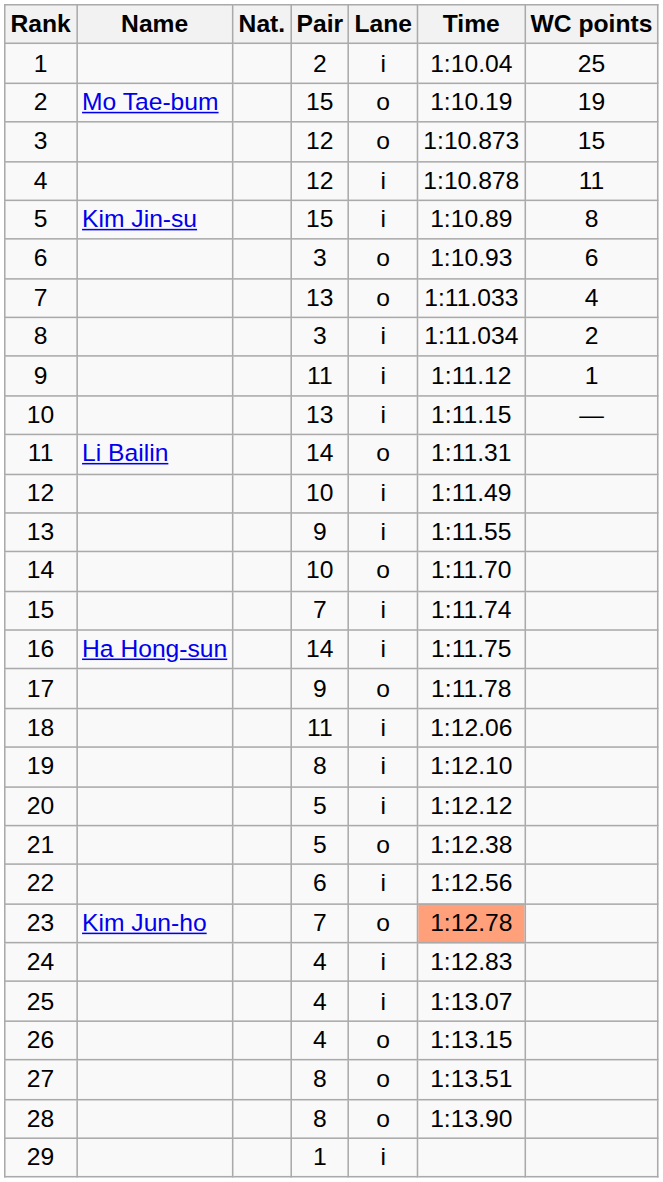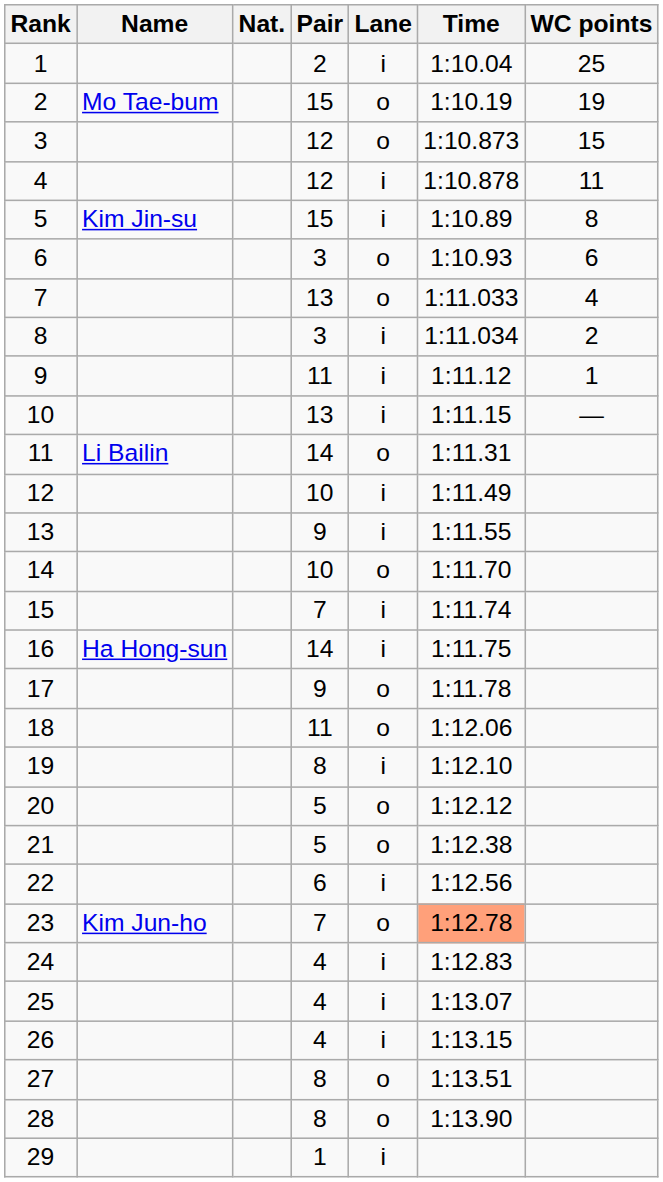(383, 727) i -> (383, 727) o
(383, 805) i -> (383, 805) o
(383, 1040) o -> (383, 1040) i
